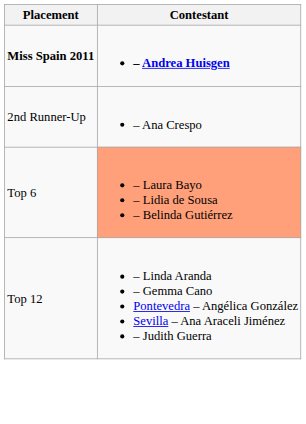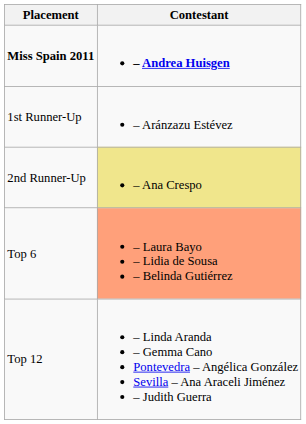+ row: (45, 116)
(199, 124) no background -> (199, 185) khaki background
